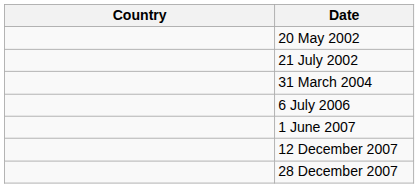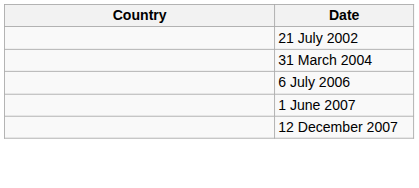- row: (319, 37)
- row: (338, 171)
